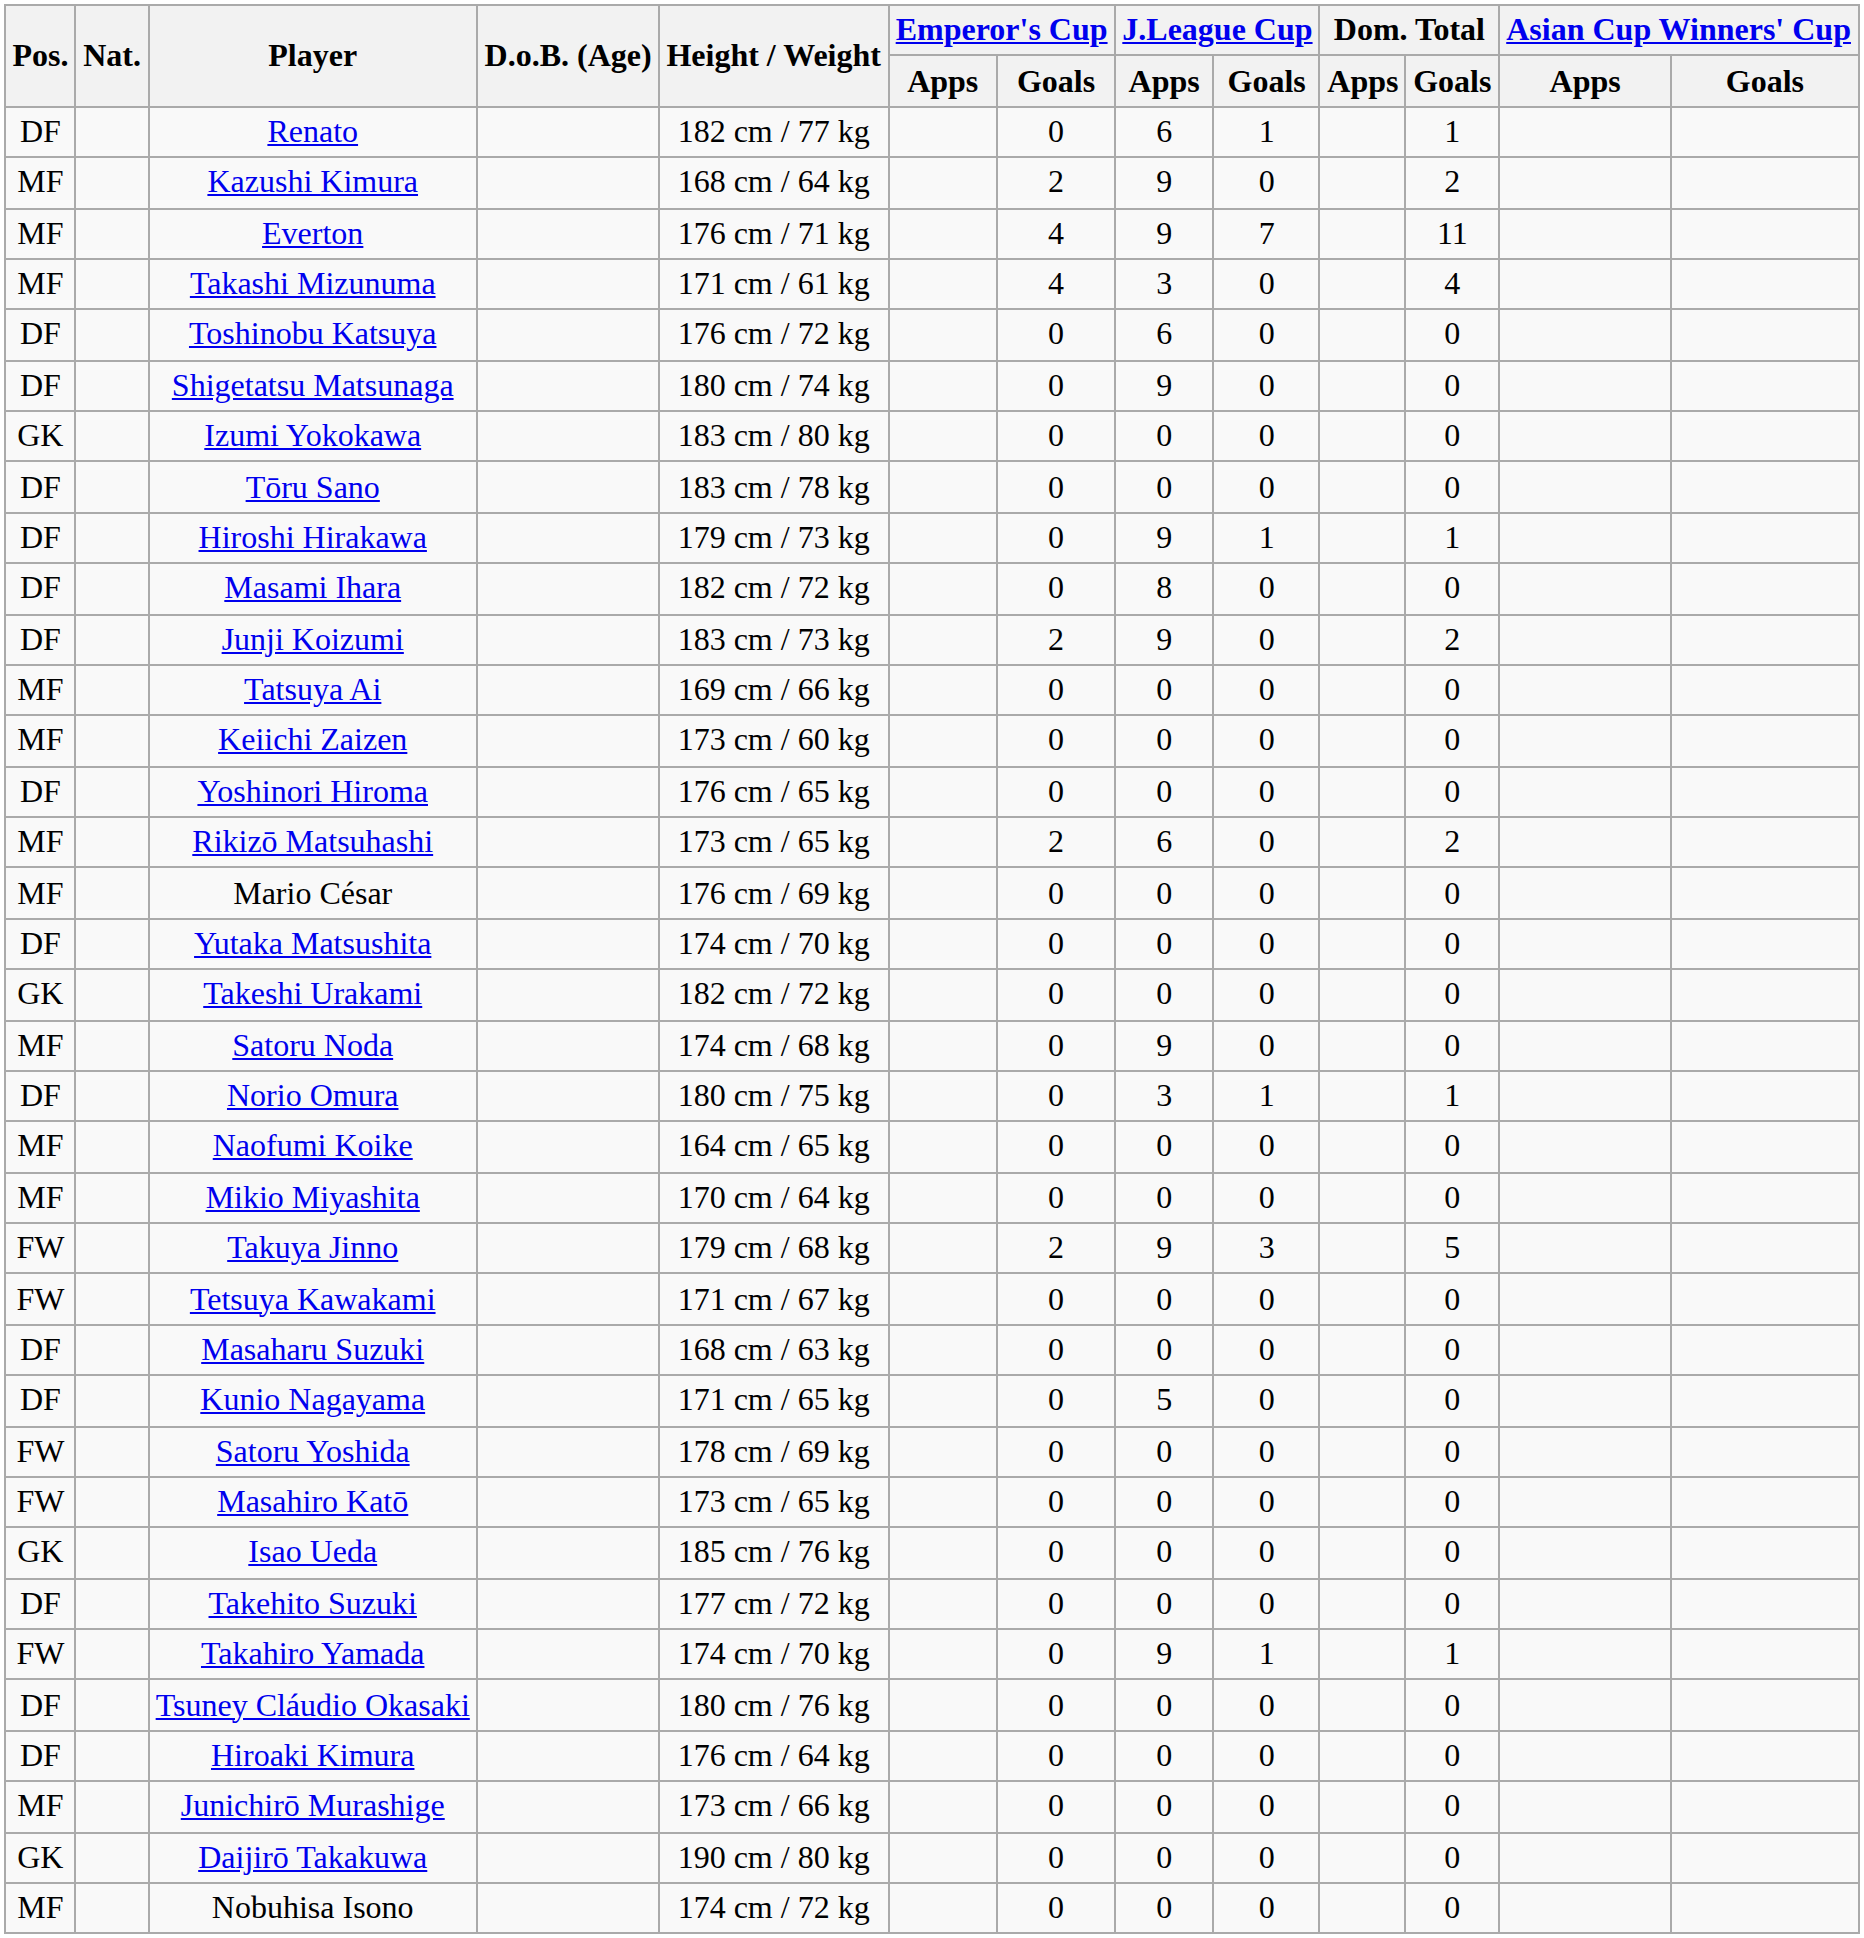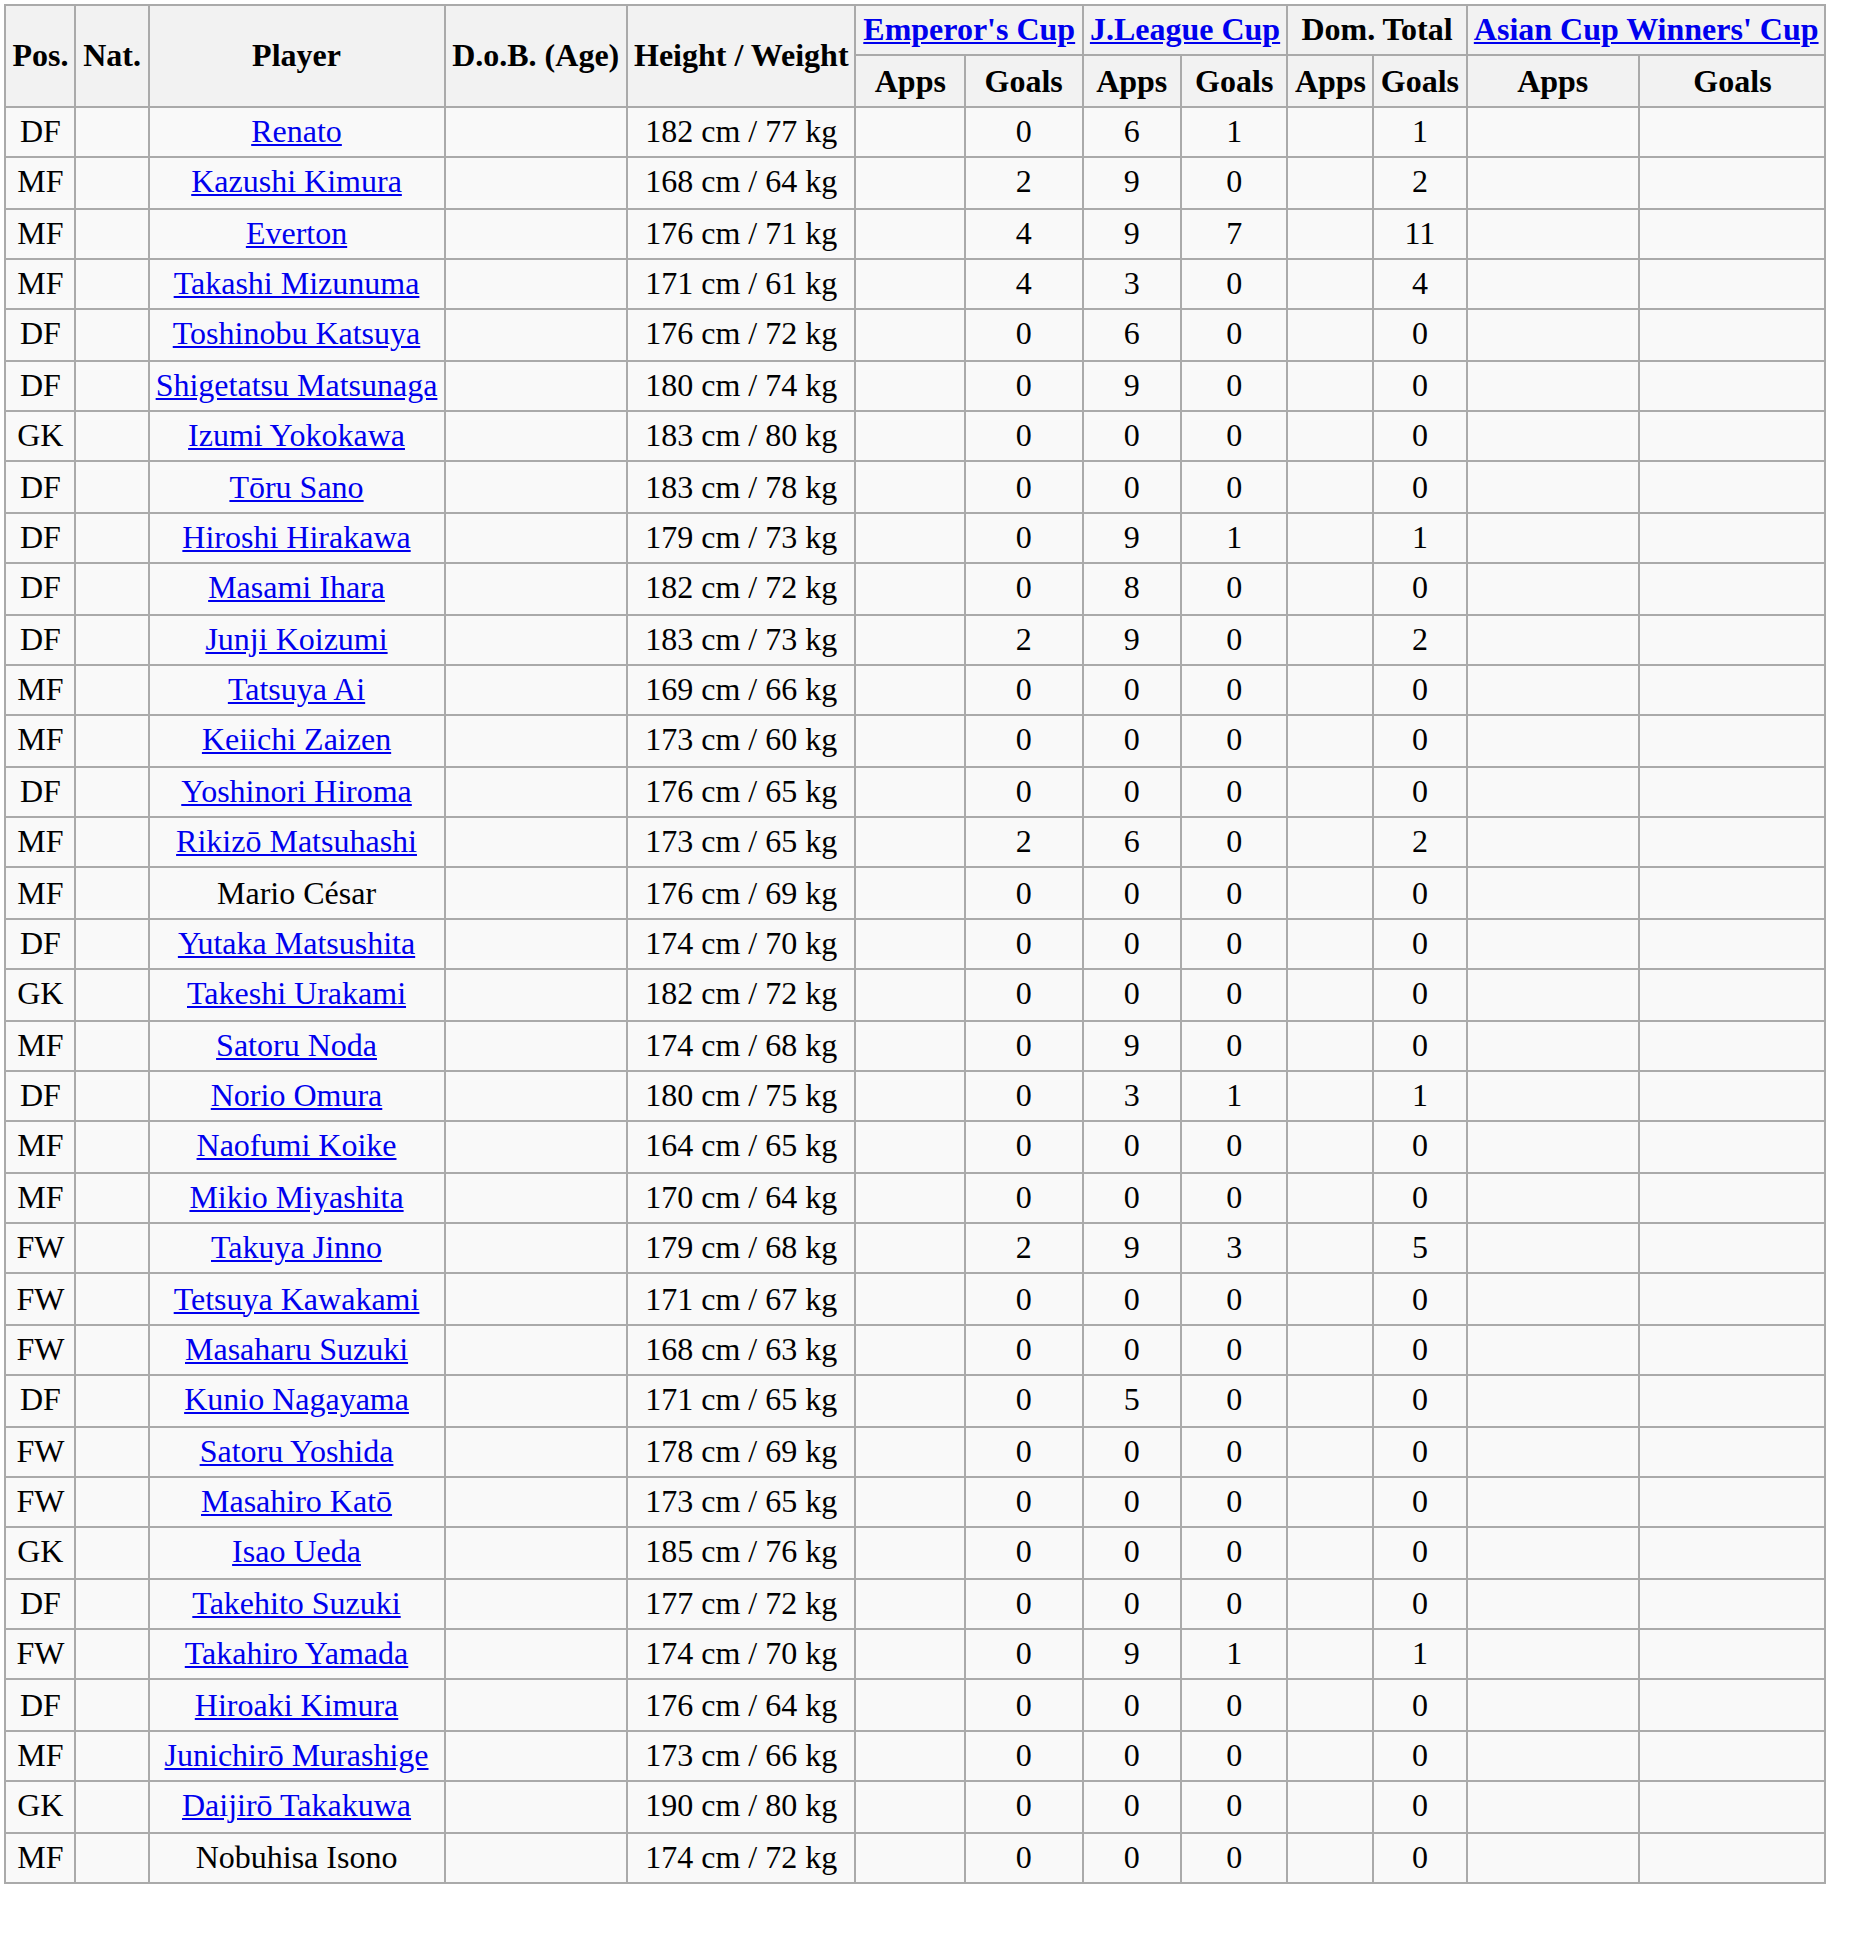(40, 1349) DF -> (40, 1349) FW
- row: (313, 1704)
